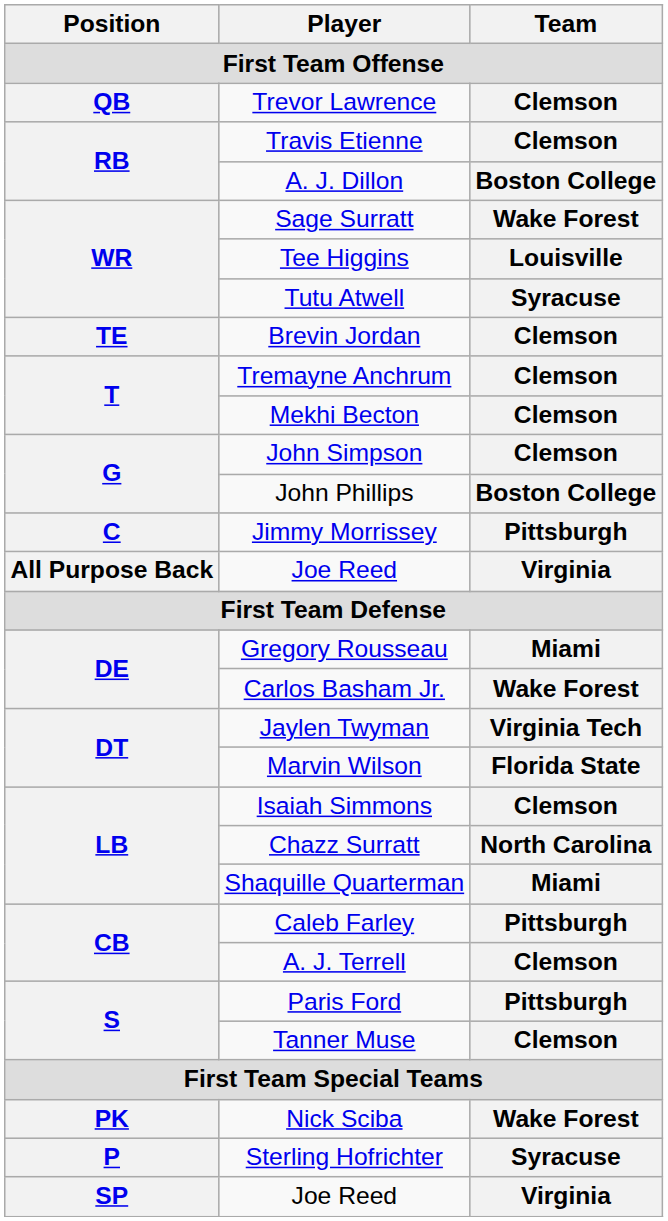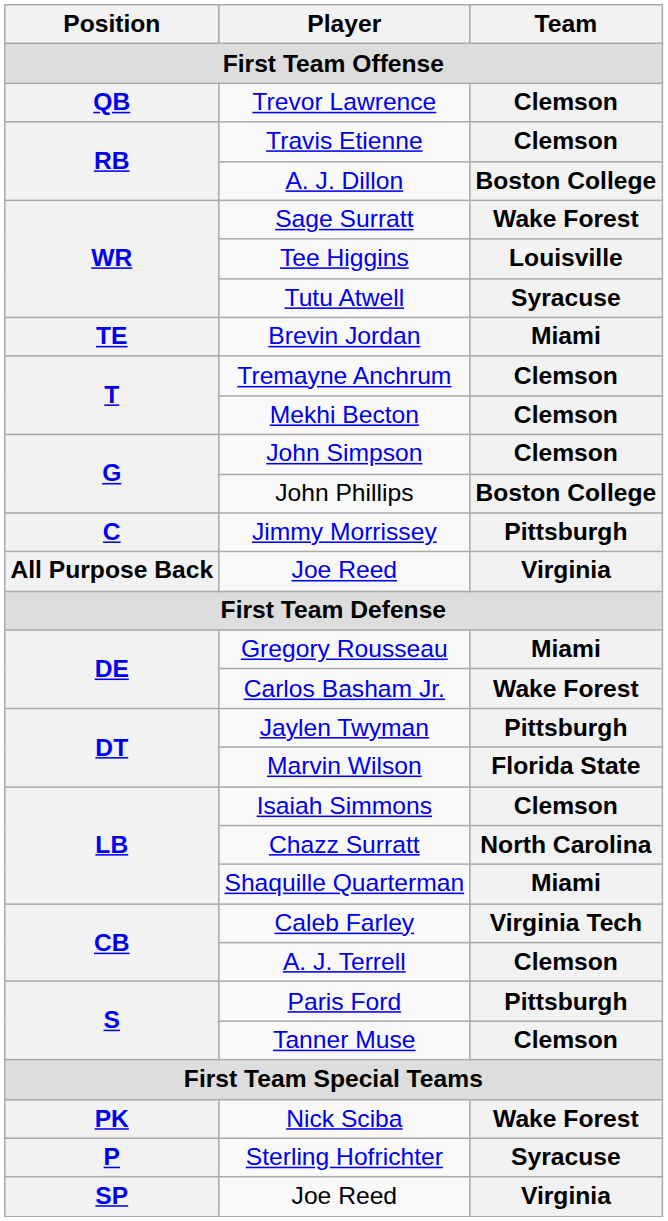(566, 336) Clemson -> (566, 336) Miami
(566, 727) Virginia Tech -> (566, 727) Pittsburgh
(566, 922) Pittsburgh -> (566, 922) Virginia Tech
